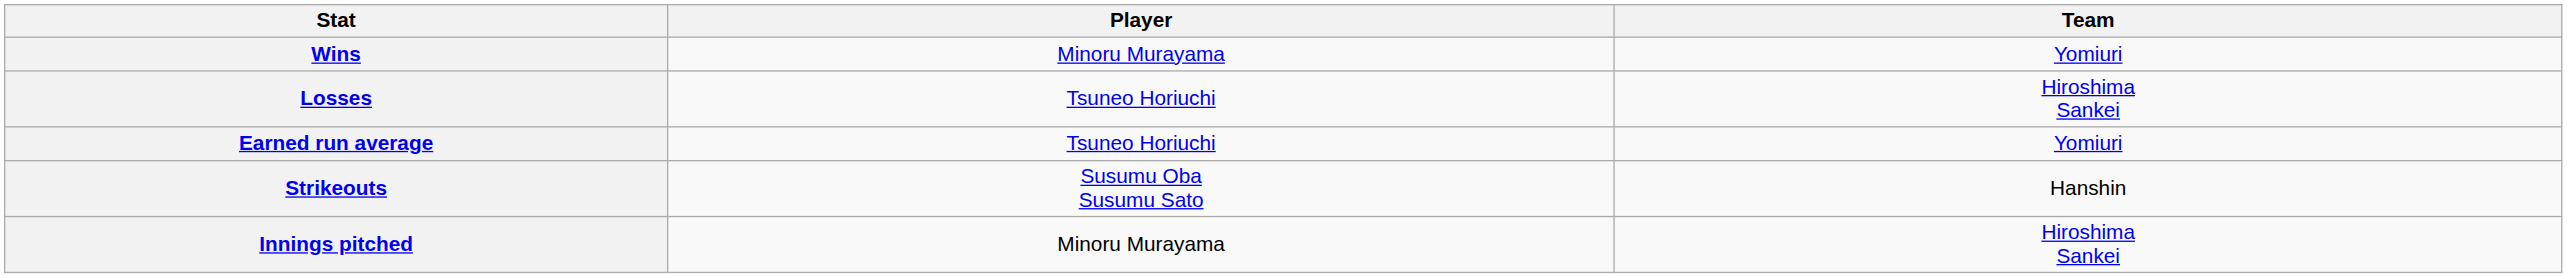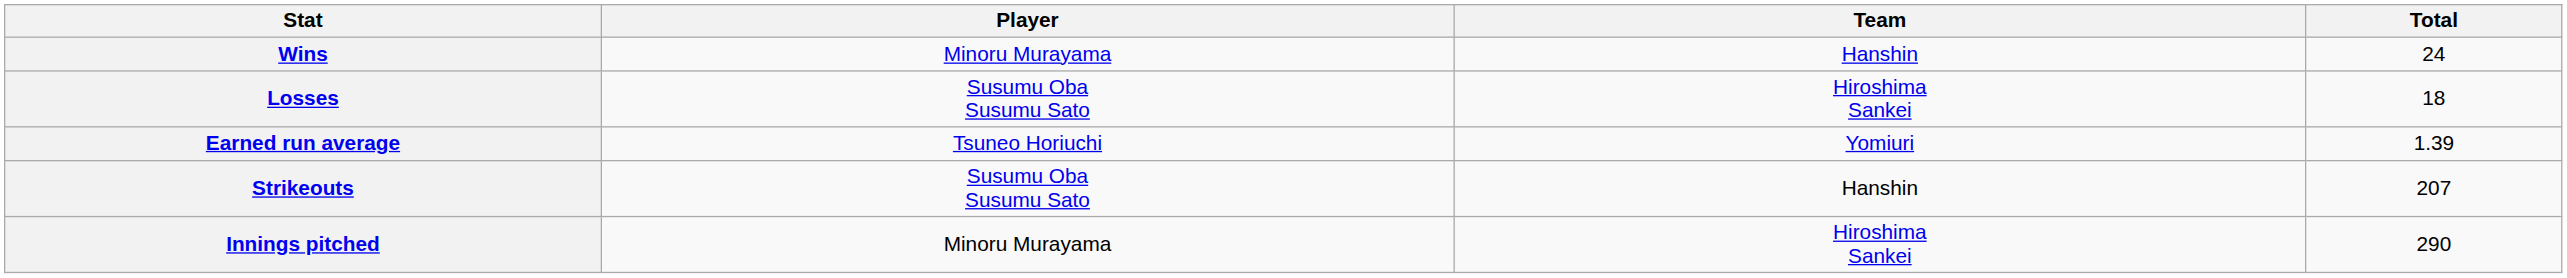+ column: (2434, 20)
(2088, 53) Yomiuri -> (1880, 53) Hanshin
(1141, 98) Tsuneo Horiuchi -> (1027, 98) Susumu Oba Susumu Sato
